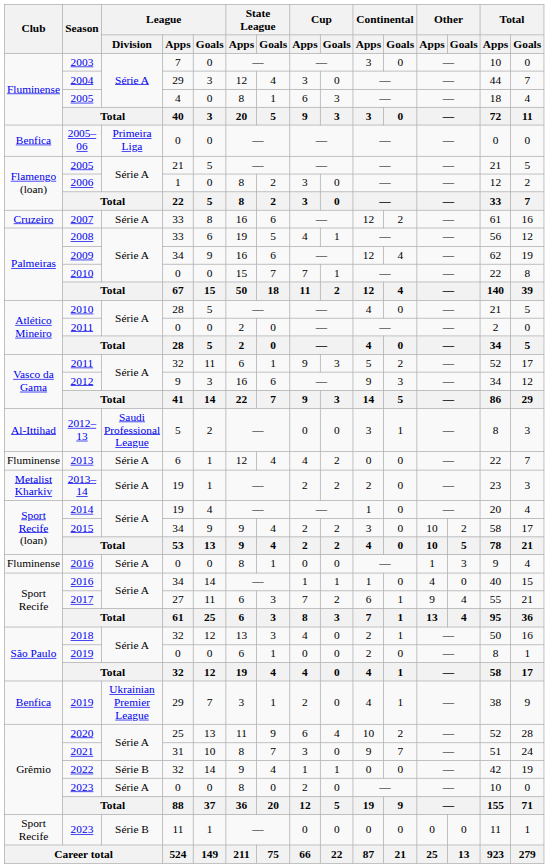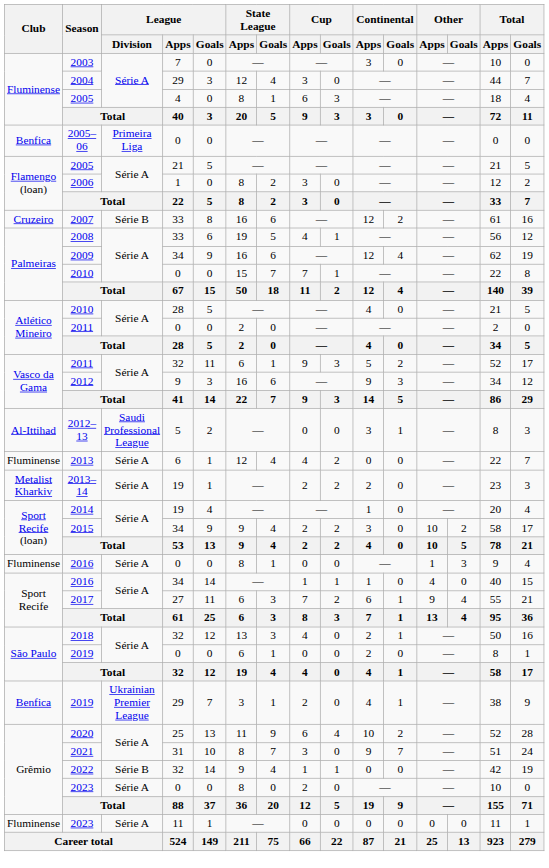(132, 219) Série A -> (132, 219) Série B
(33, 830) Sport Recife -> (33, 823) Fluminense
(132, 830) Série B -> (132, 823) Série A
